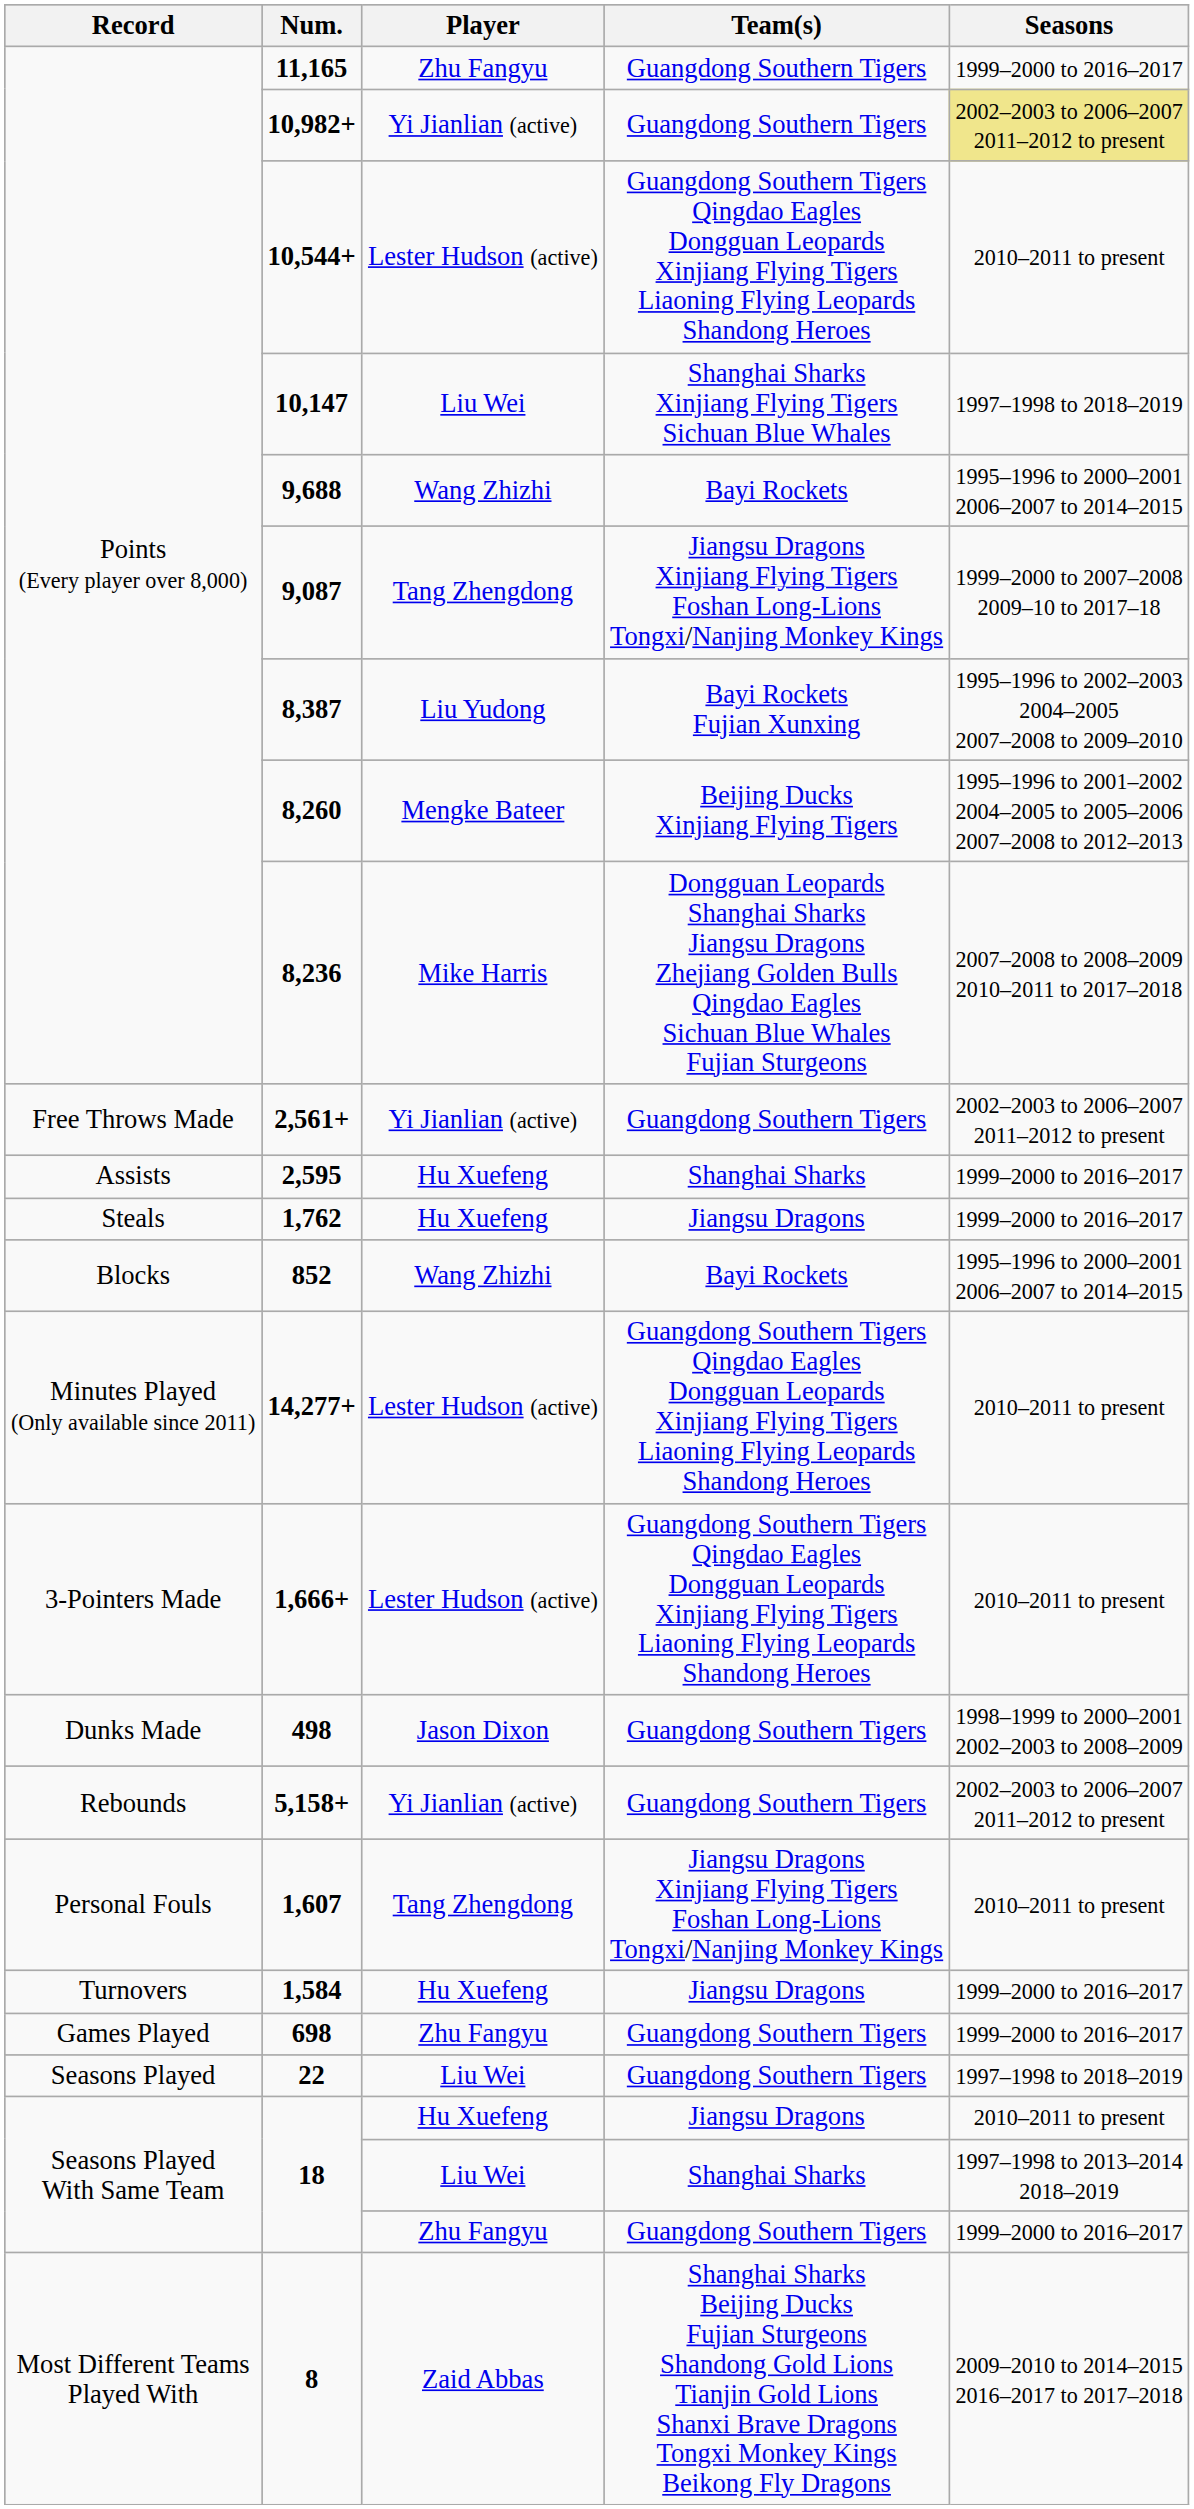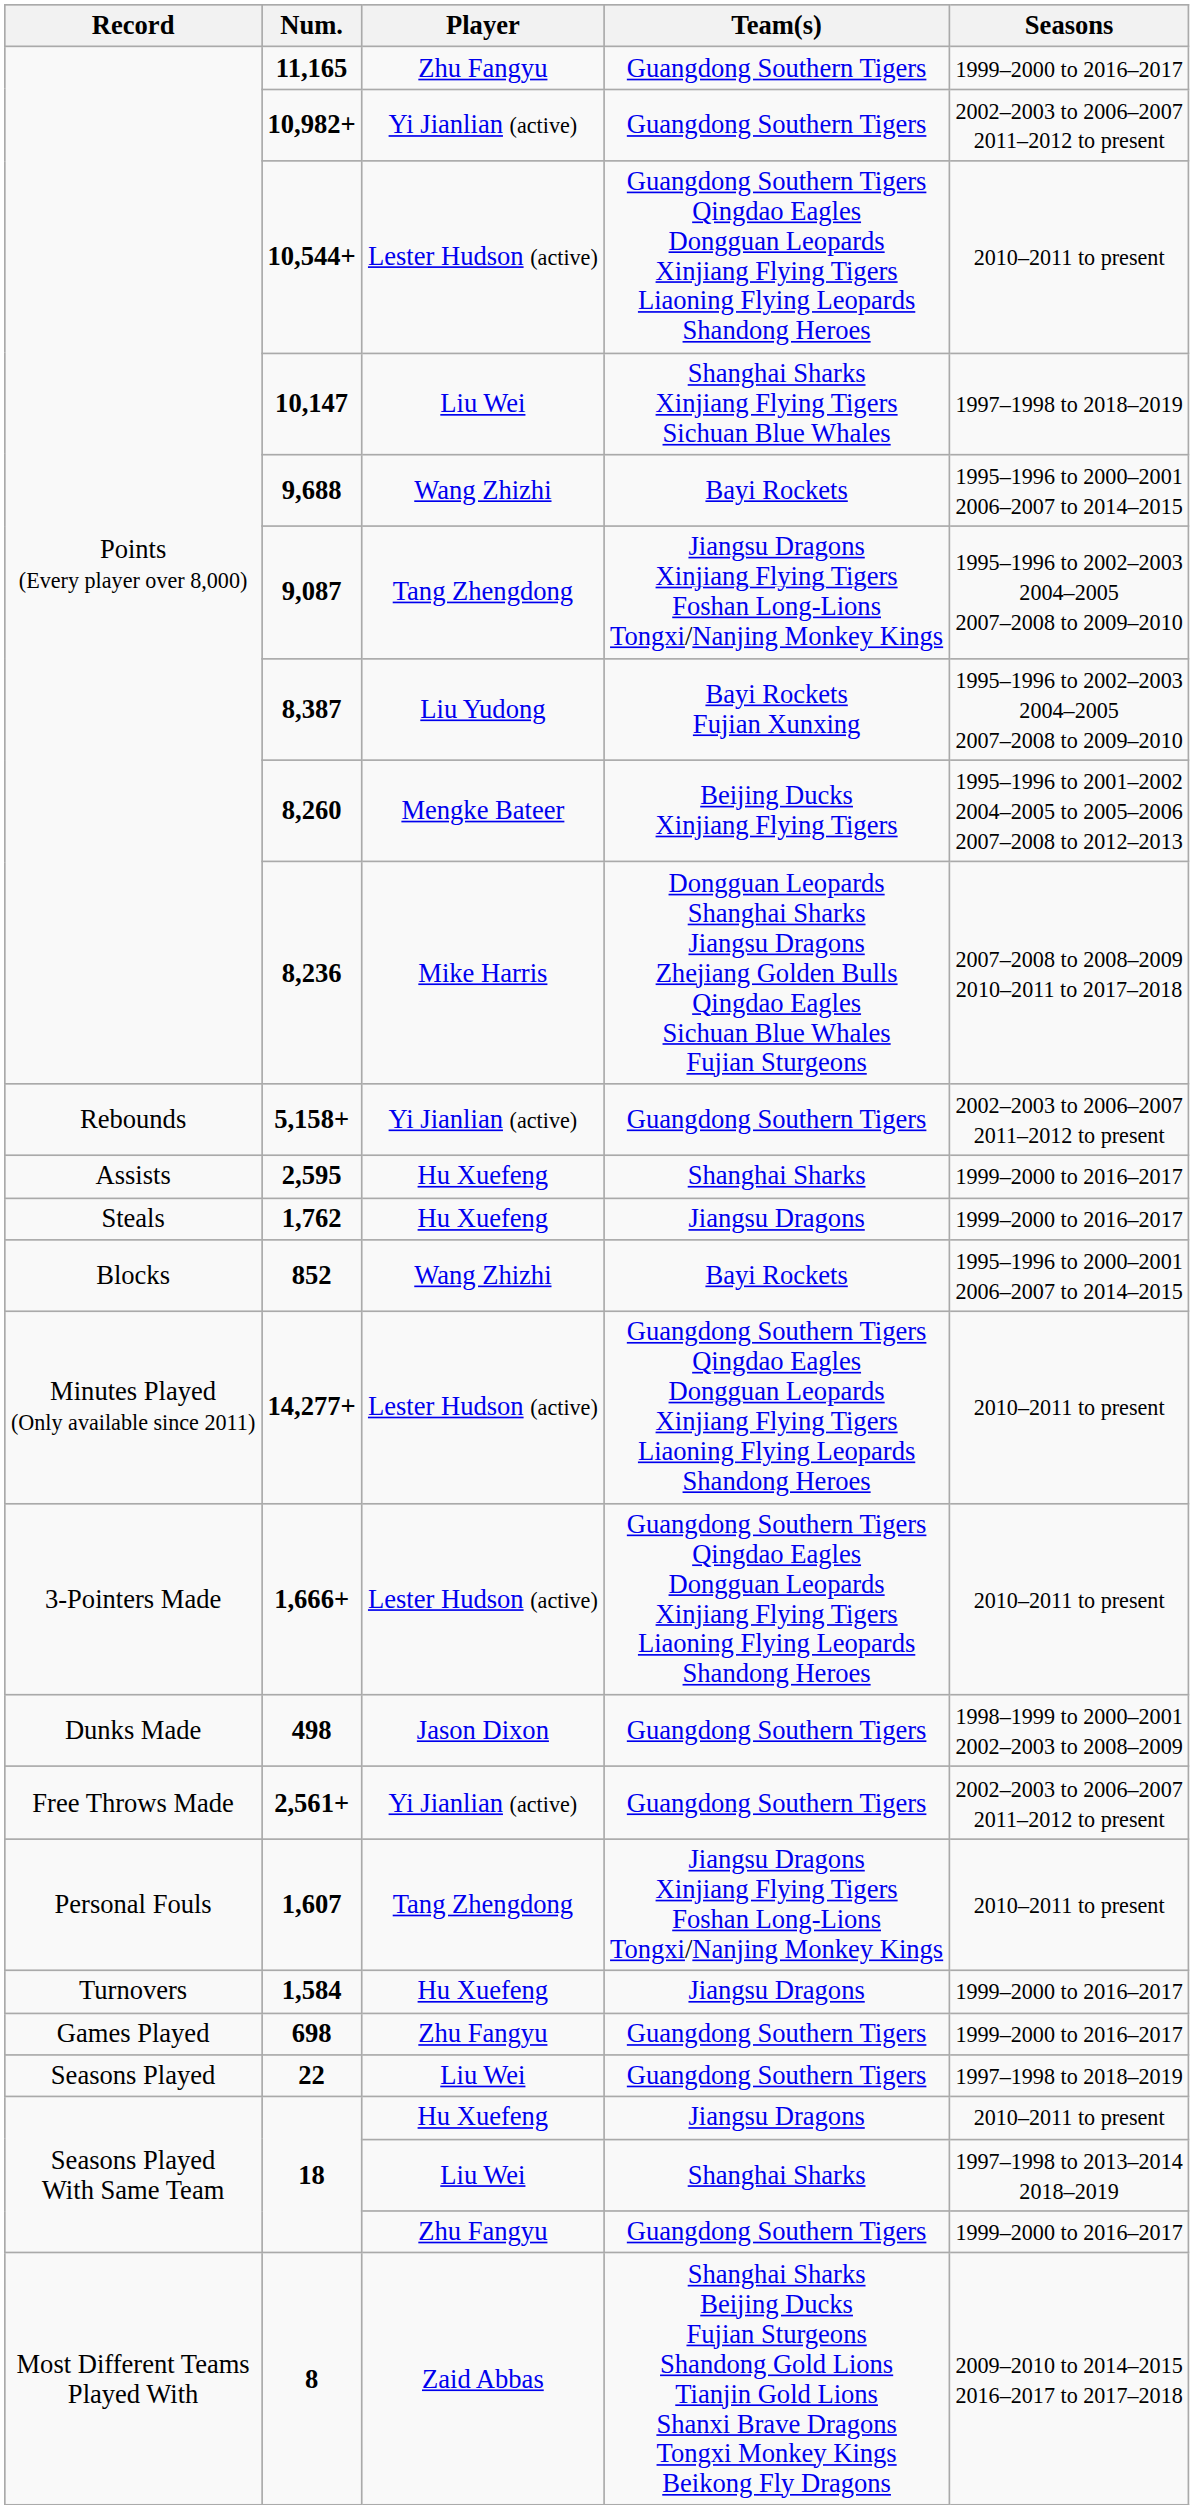(1069, 126) khaki background -> (1069, 126) no background
(1069, 593) 1999–2000 to 2007–2008 2009–10 to 2017–18 -> (1069, 593) 1995–1996 to 2002–2003 2004–2005 2007–2008 to 2009–2010
rows swapped: (312, 1802) <-> (312, 1119)
